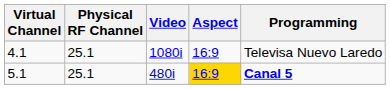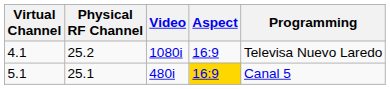(81, 52) 25.1 -> (81, 52) 25.2
(268, 73) bold -> (267, 73) normal
